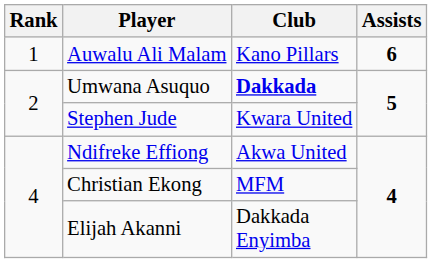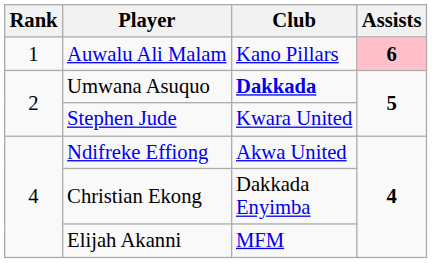(392, 53) no background -> (392, 53) pink background
(260, 184) MFM -> (273, 196) Dakkada Enyimba
(273, 228) Dakkada Enyimba -> (260, 240) MFM
